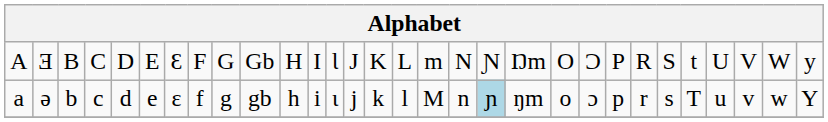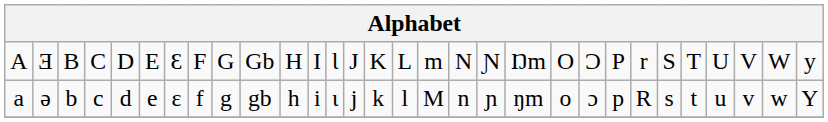(644, 60) R -> (644, 60) r
(694, 60) t -> (694, 60) T
(491, 98) lightblue background -> (491, 98) no background
(644, 98) r -> (644, 98) R
(694, 98) T -> (694, 98) t
